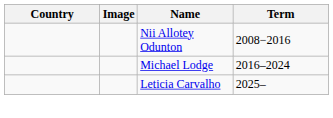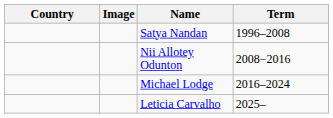+ row: (174, 33)
